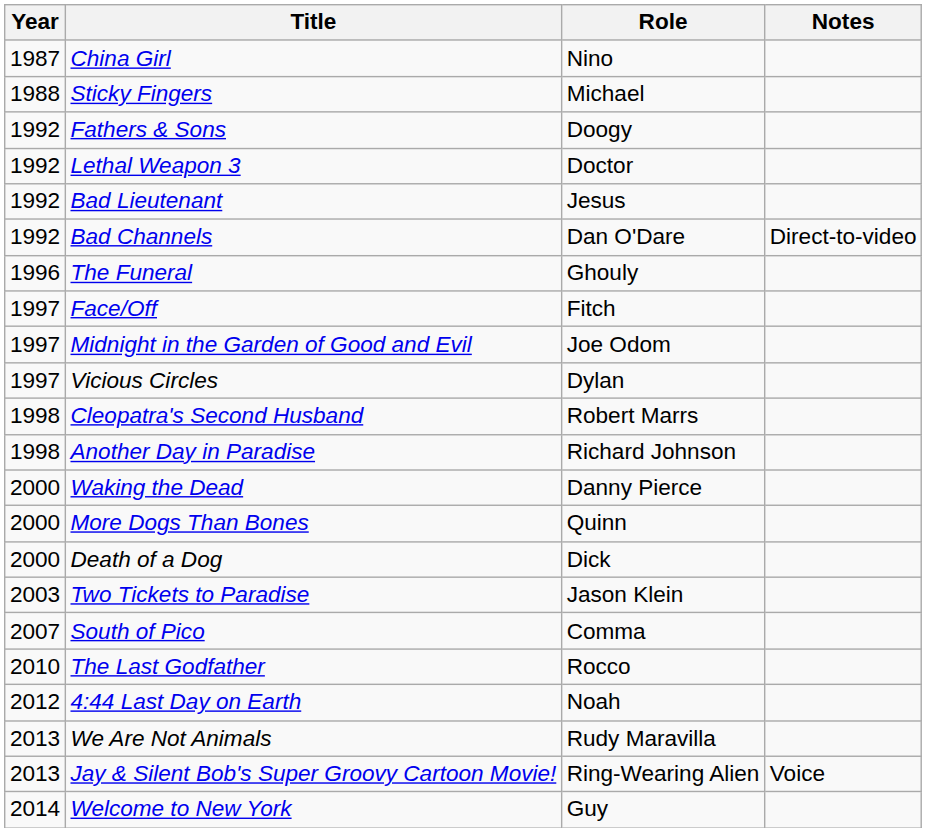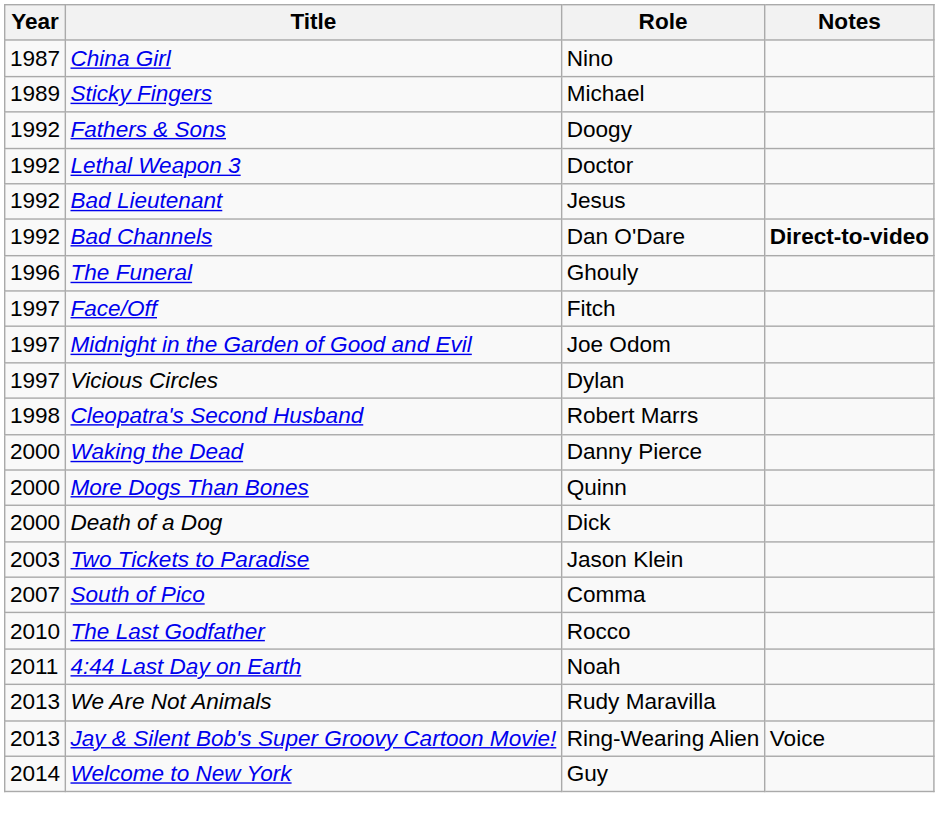(35, 93) 1988 -> (35, 93) 1989
(843, 237) normal -> (849, 237) bold
- row: (193, 451)
(35, 702) 2012 -> (34, 666) 2011
